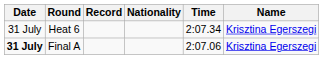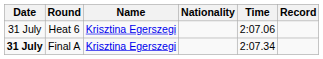columns swapped: (271, 12) <-> (104, 12)
(203, 29) 2:07.34 -> (257, 29) 2:07.06
(203, 46) 2:07.06 -> (257, 46) 2:07.34
